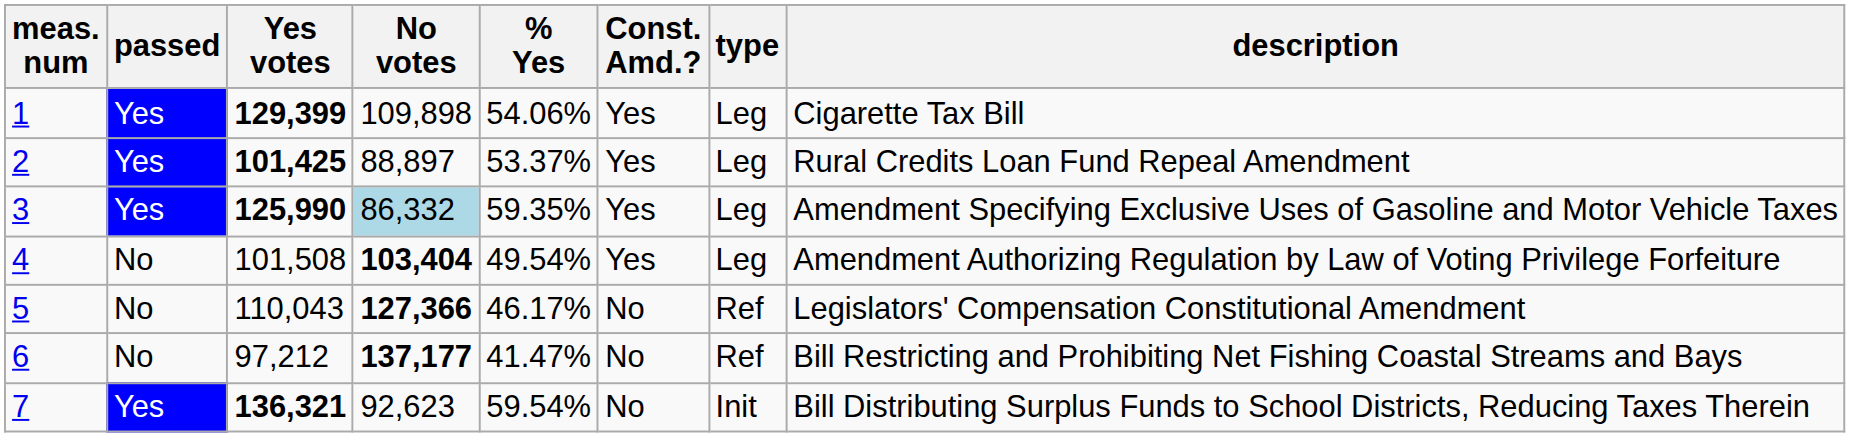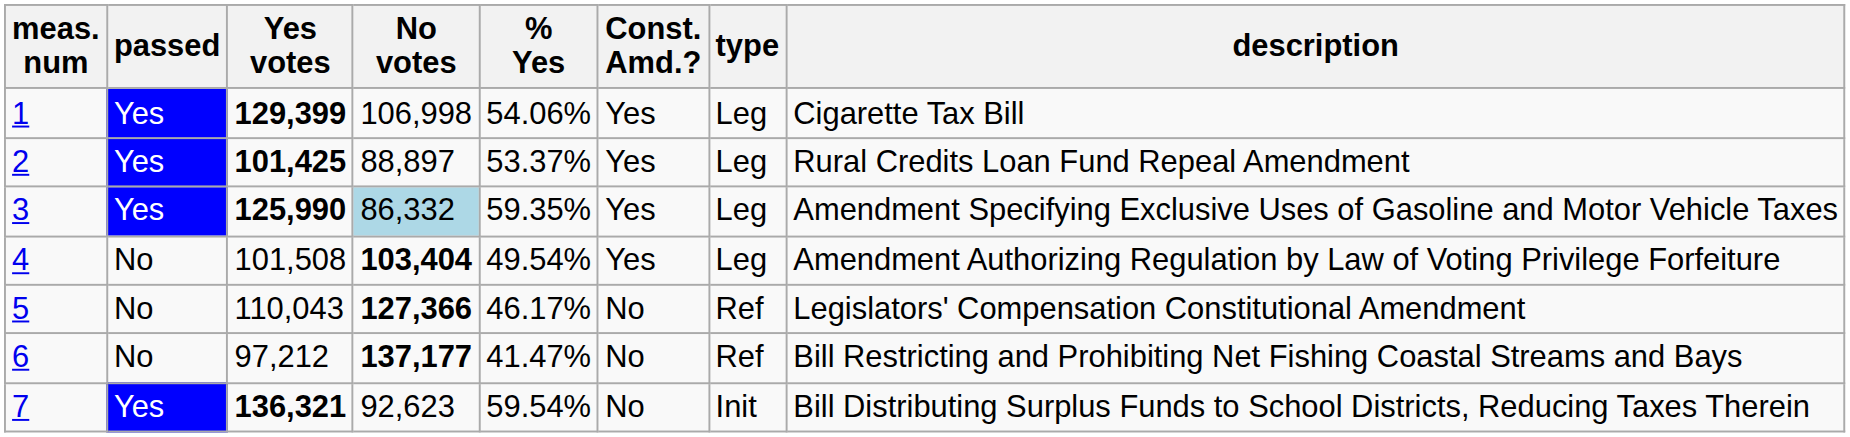(416, 112) 109,898 -> (416, 112) 106,998
